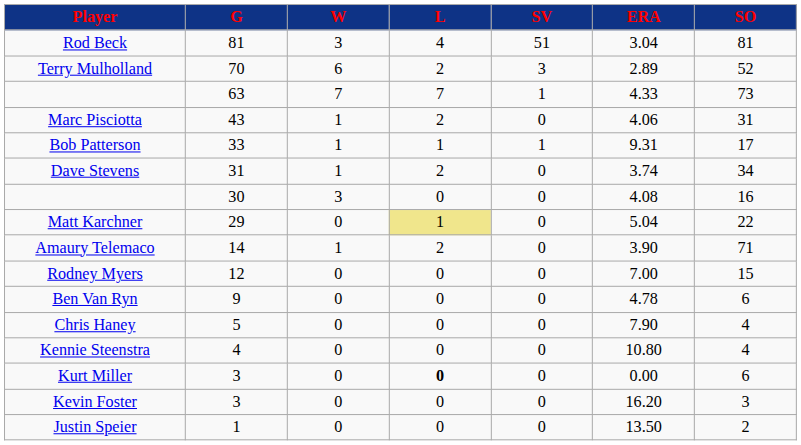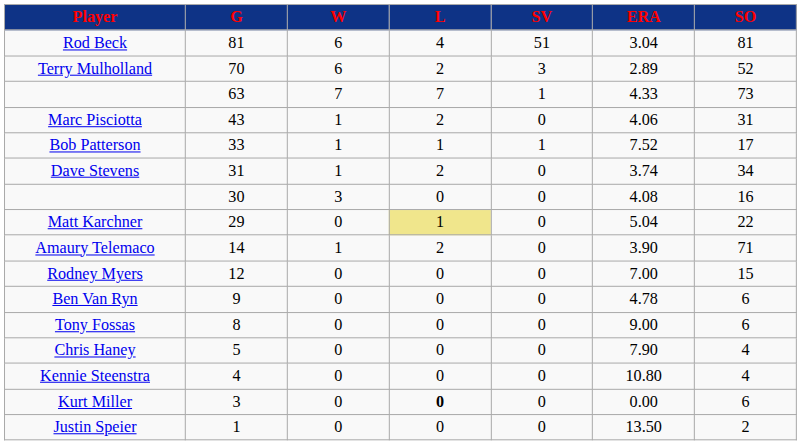(338, 42) 3 -> (338, 42) 6
(644, 145) 9.31 -> (644, 145) 7.52
+ row: (95, 324)
- row: (95, 401)
